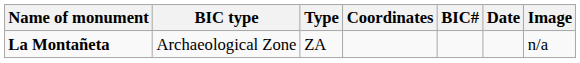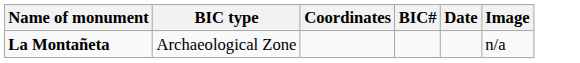- column: (322, 17)
